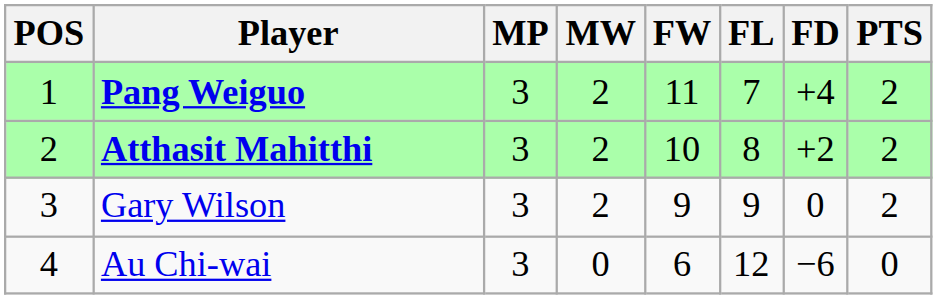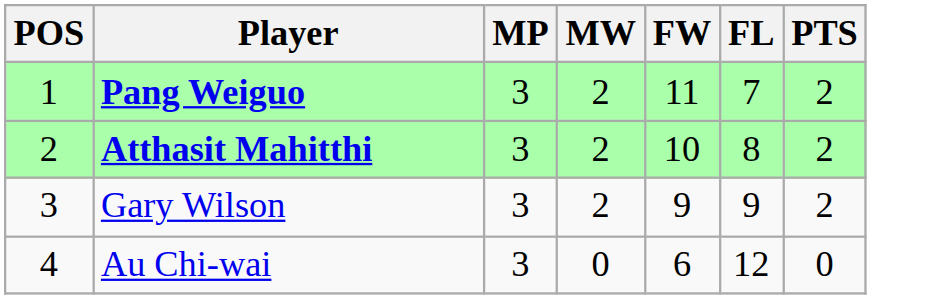- column: (815, 33)
